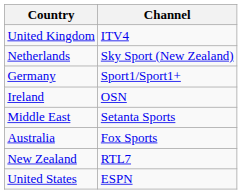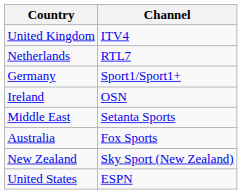(167, 55) Sky Sport (New Zealand) -> (116, 55) RTL7
(116, 158) RTL7 -> (167, 158) Sky Sport (New Zealand)
